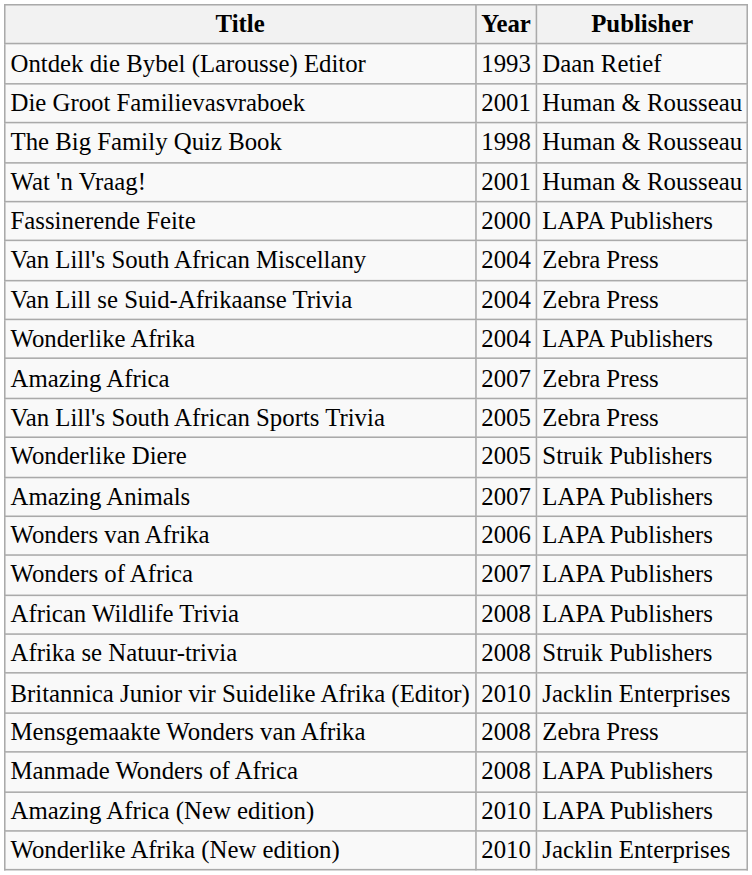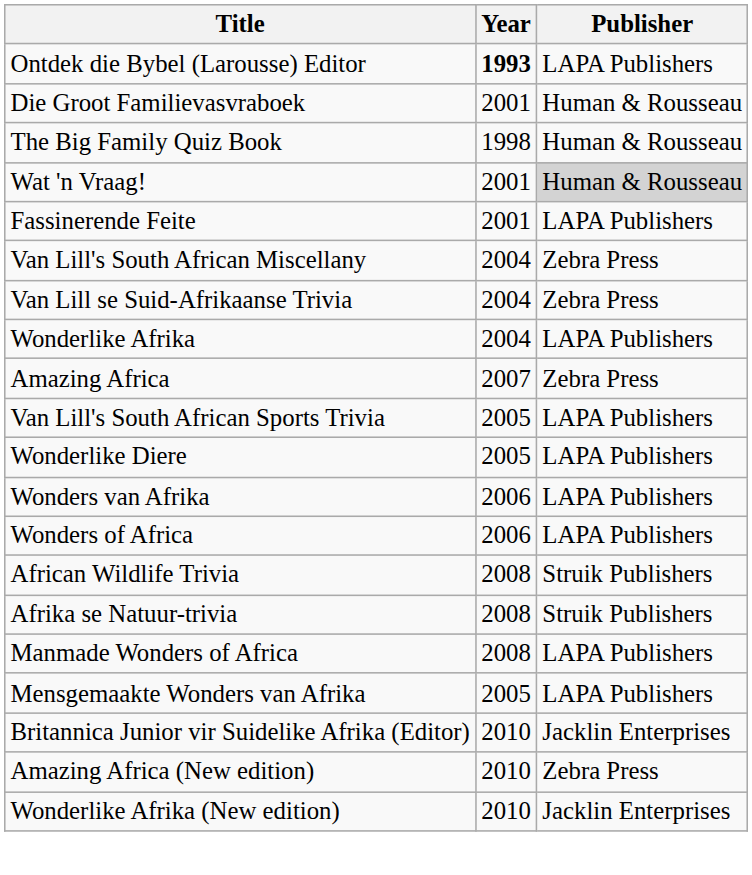(506, 63) normal -> (506, 63) bold
(602, 63) Daan Retief -> (628, 63) LAPA Publishers
(642, 181) no background -> (642, 181) lightgrey background
(506, 220) 2000 -> (506, 220) 2001
(601, 417) Zebra Press -> (628, 417) LAPA Publishers
(627, 456) Struik Publishers -> (628, 456) LAPA Publishers
- row: (100, 496)
(506, 574) 2007 -> (506, 535) 2006
(628, 614) LAPA Publishers -> (627, 574) Struik Publishers
rows swapped: (154, 771) <-> (240, 692)
(506, 732) 2008 -> (506, 692) 2005
(601, 732) Zebra Press -> (628, 692) LAPA Publishers
(628, 810) LAPA Publishers -> (601, 771) Zebra Press
